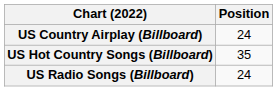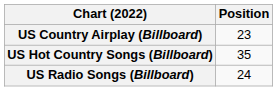(244, 34) 24 -> (244, 34) 23
